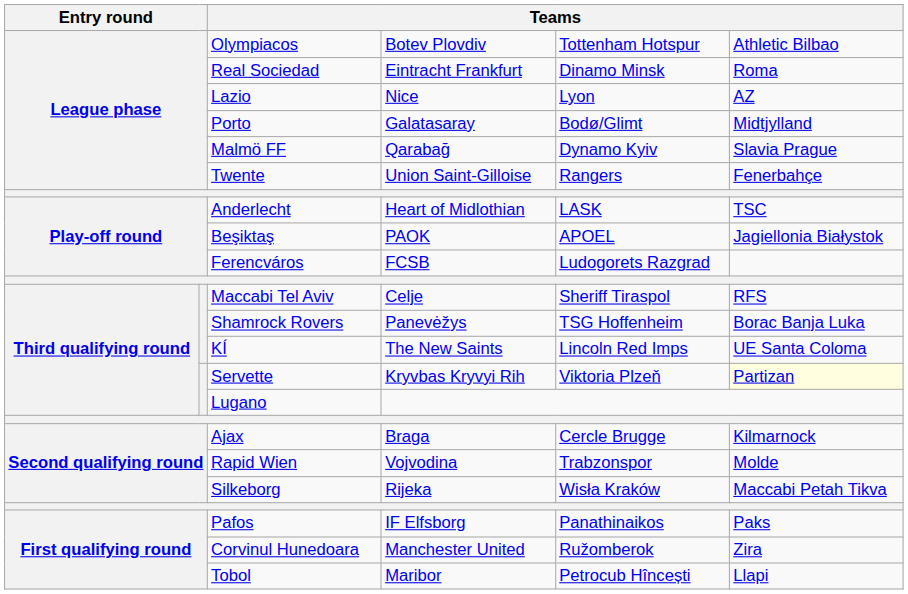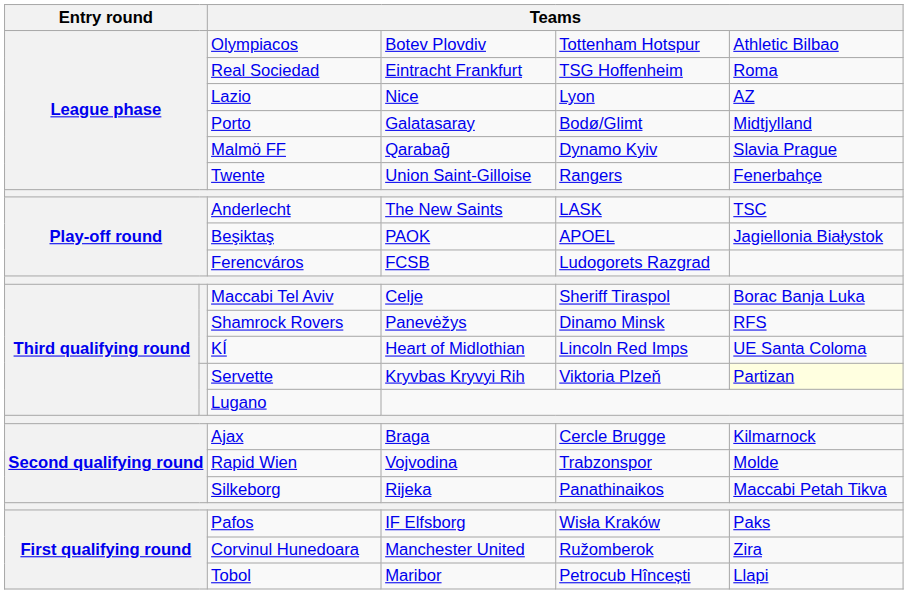(612, 70) Dinamo Minsk -> (621, 70) TSG Hoffenheim
(455, 210) Heart of Midlothian -> (444, 210) The New Saints
(750, 296) RFS -> (799, 296) Borac Banja Luka
(621, 323) TSG Hoffenheim -> (612, 323) Dinamo Minsk
(799, 323) Borac Banja Luka -> (750, 323) RFS
(444, 349) The New Saints -> (455, 349) Heart of Midlothian
(610, 489) Wisła Kraków -> (611, 489) Panathinaikos
(611, 523) Panathinaikos -> (610, 523) Wisła Kraków
